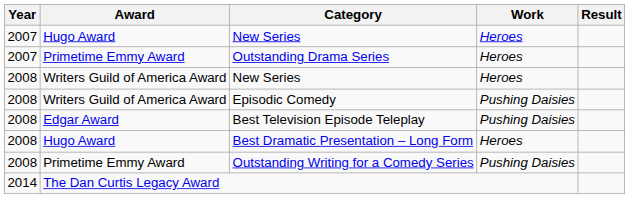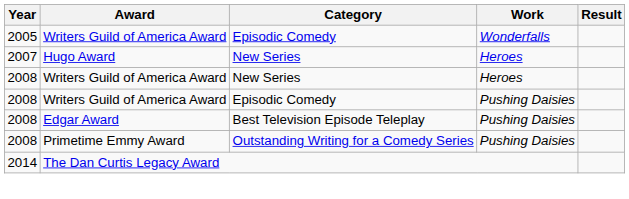+ row: (22, 36)
- row: (22, 57)
- row: (22, 141)
